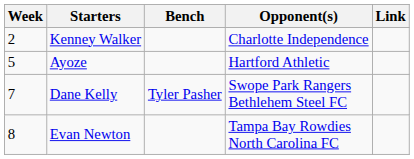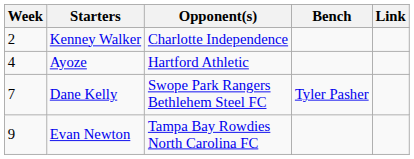columns swapped: (185, 16) <-> (299, 16)
(12, 62) 5 -> (12, 62) 4
(12, 134) 8 -> (12, 134) 9
